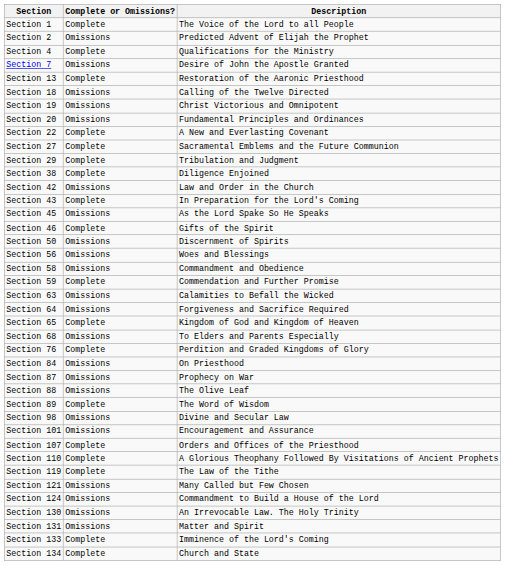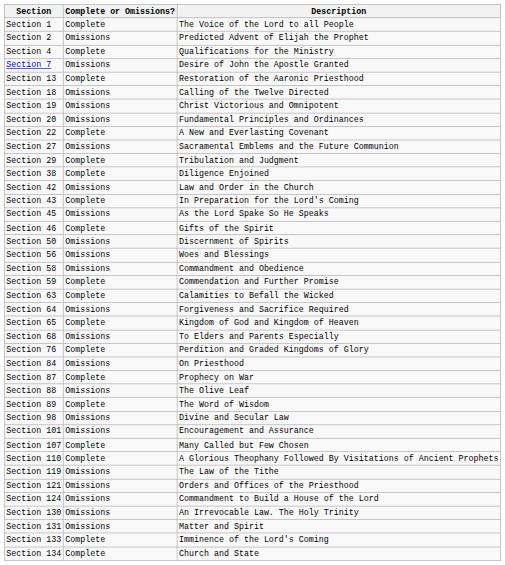(85, 147) Complete -> (88, 147) Omissions
(88, 296) Omissions -> (85, 296) Complete
(88, 377) Omissions -> (85, 377) Complete
(269, 445) Orders and Offices of the Priesthood -> (244, 445) Many Called but Few Chosen
(85, 472) Complete -> (88, 472) Omissions
(244, 486) Many Called but Few Chosen -> (269, 486) Orders and Offices of the Priesthood
